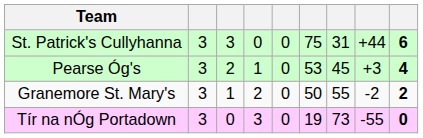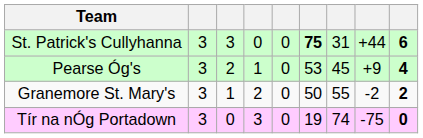(313, 42) normal -> (313, 42) bold
(372, 68) +3 -> (372, 68) +9
(341, 119) 73 -> (341, 119) 74
(372, 119) -55 -> (372, 119) -75
